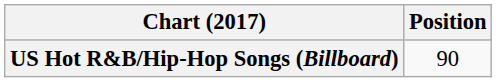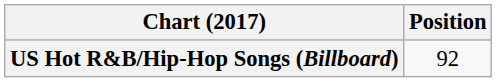(448, 58) 90 -> (448, 58) 92
